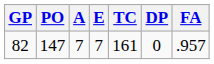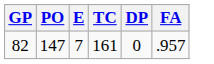- column: (79, 17)
